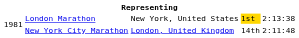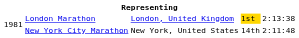(185, 19) New York, United States -> (182, 19) London, United Kingdom
(182, 30) London, United Kingdom -> (185, 30) New York, United States
